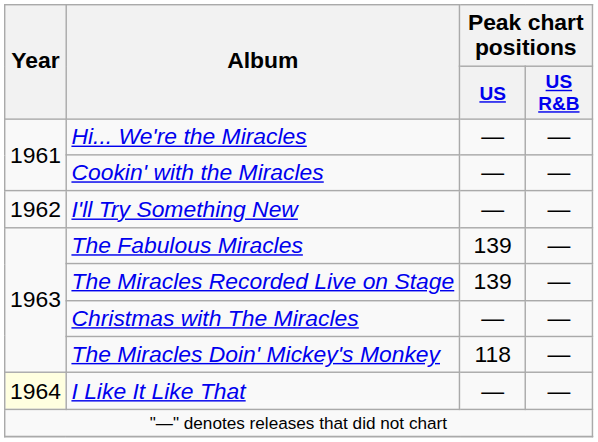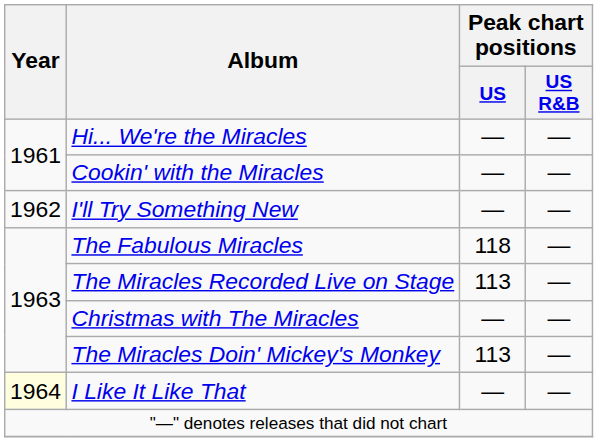(493, 245) 139 -> (493, 245) 118
(493, 281) 139 -> (493, 281) 113
(493, 354) 118 -> (493, 354) 113
